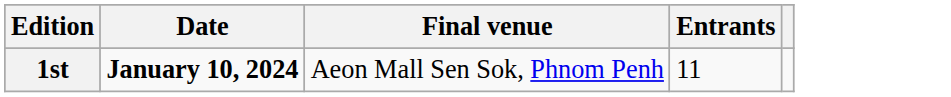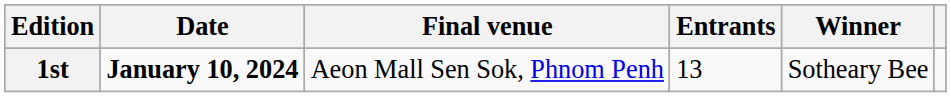+ column: (858, 26)
(689, 69) 11 -> (689, 69) 13
